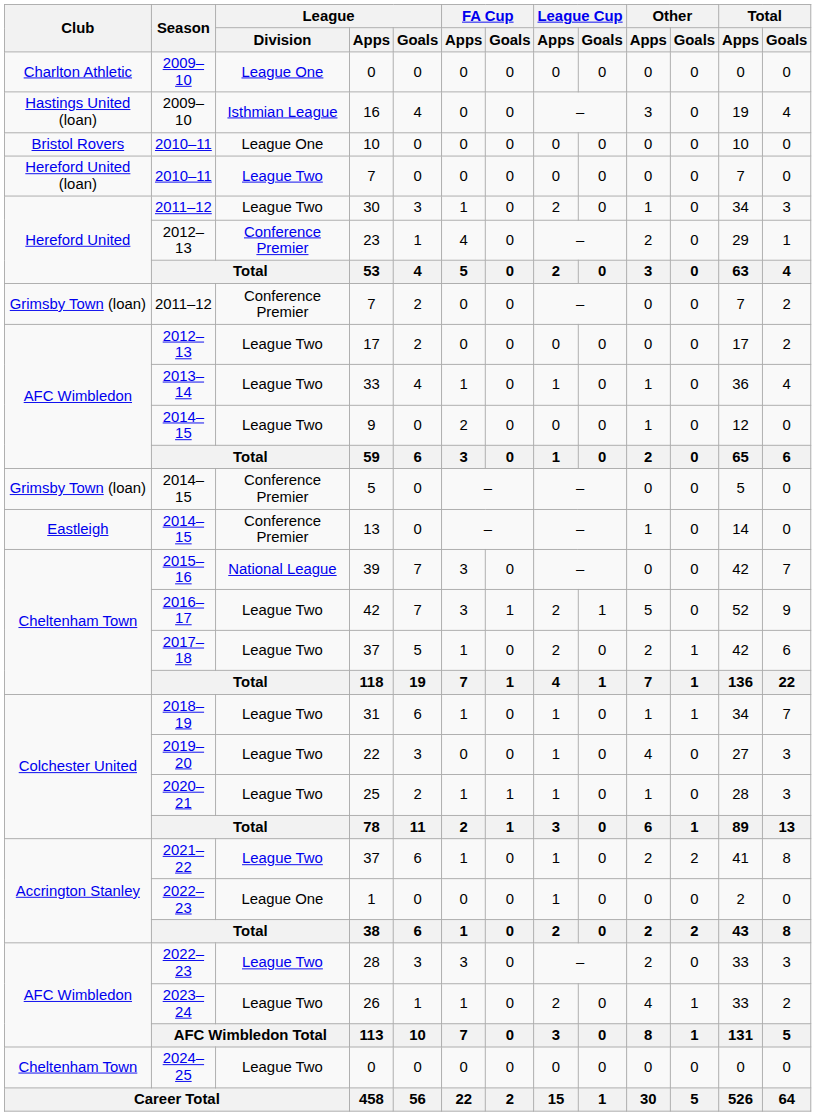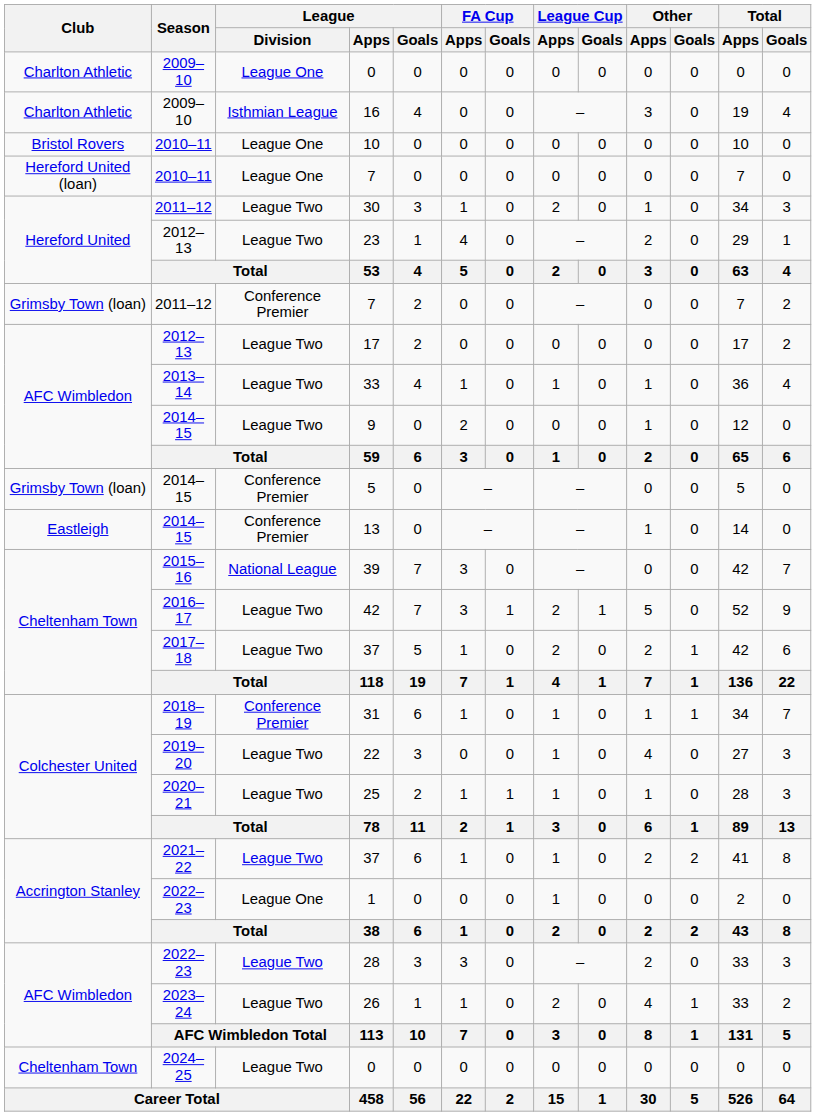(78, 112) Hastings United (loan) -> (78, 112) Charlton Athletic
(282, 176) League Two -> (282, 176) League One
(282, 240) Conference Premier -> (282, 240) League Two
(282, 714) League Two -> (282, 714) Conference Premier
